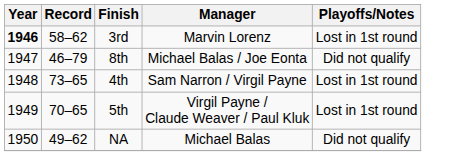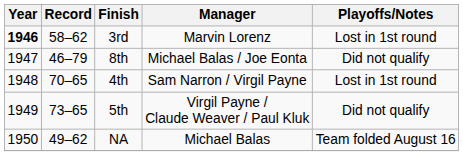(68, 80) 73–65 -> (68, 80) 70–65
(68, 110) 70–65 -> (68, 110) 73–65
(367, 110) Lost in 1st round -> (386, 110) Did not qualify
(367, 140) Did not qualify -> (386, 140) Team folded August 16
